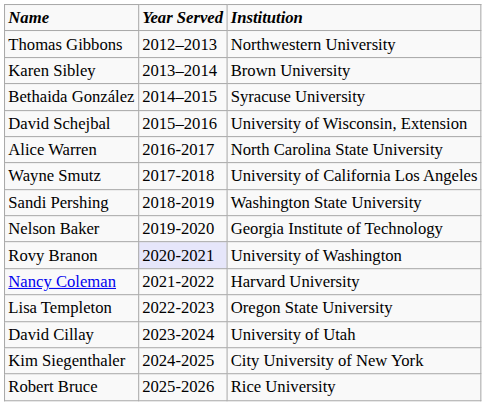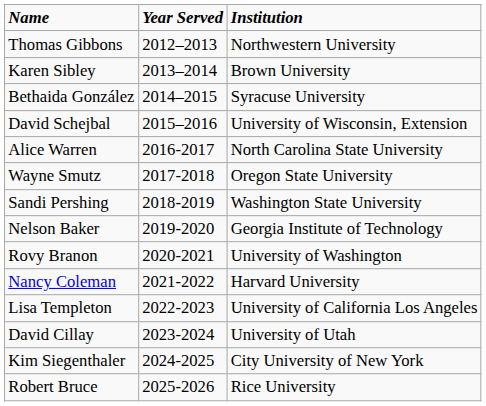(354, 176) University of California Los Angeles -> (312, 176) Oregon State University
(178, 255) lavender background -> (178, 255) no background
(312, 307) Oregon State University -> (354, 307) University of California Los Angeles
